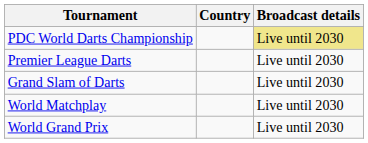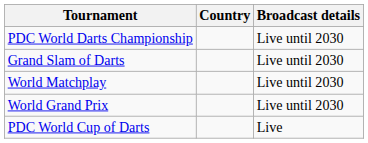(300, 37) khaki background -> (300, 37) no background
- row: (69, 60)
+ row: (79, 127)
